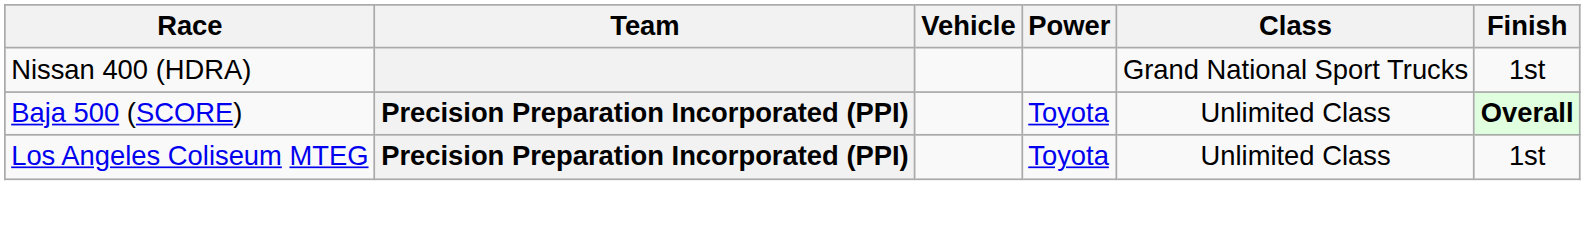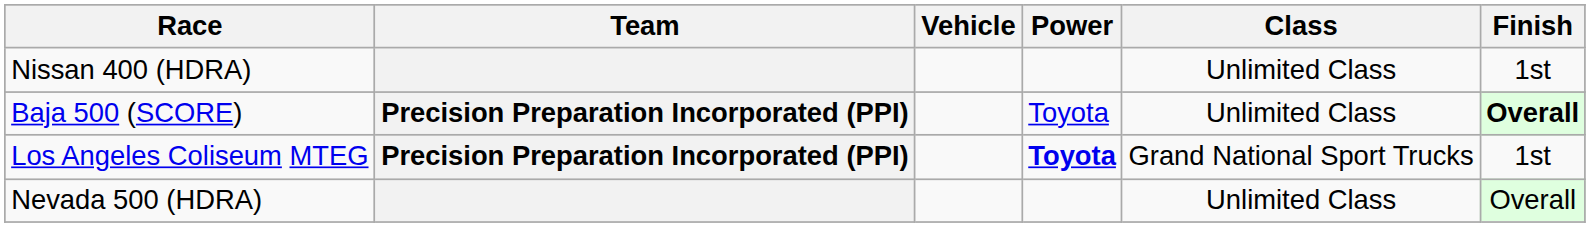(1296, 69) Grand National Sport Trucks -> (1301, 69) Unlimited Class
(1069, 156) normal -> (1072, 156) bold
(1296, 156) Unlimited Class -> (1301, 156) Grand National Sport Trucks
+ row: (137, 199)
